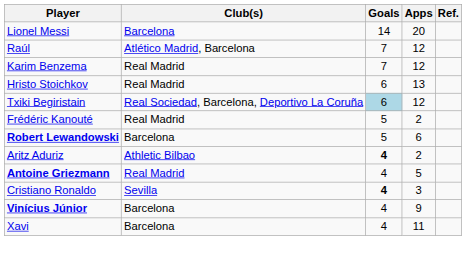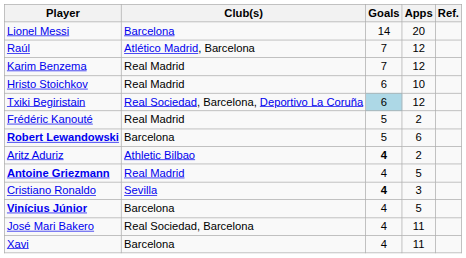(419, 84) 13 -> (419, 84) 10
(419, 208) 9 -> (419, 208) 5
+ row: (51, 226)
